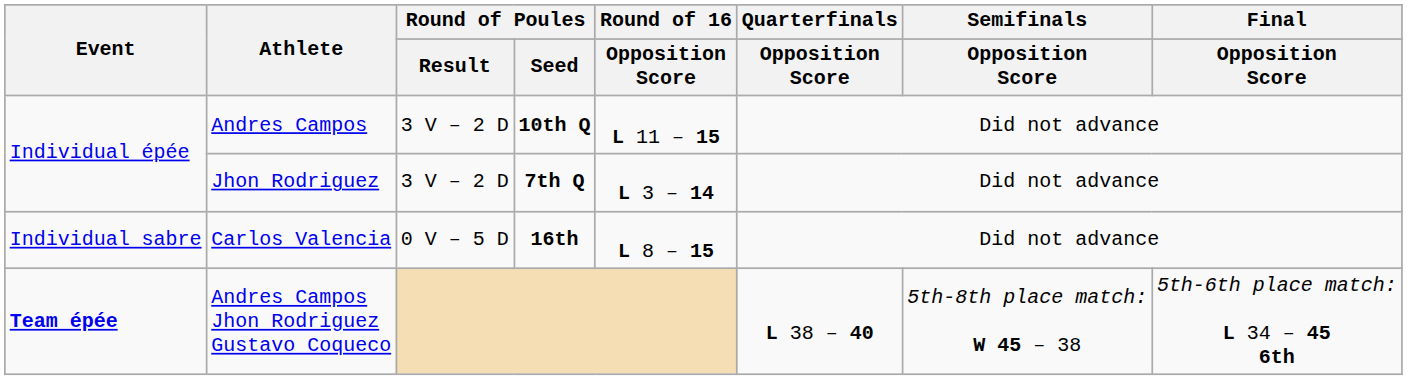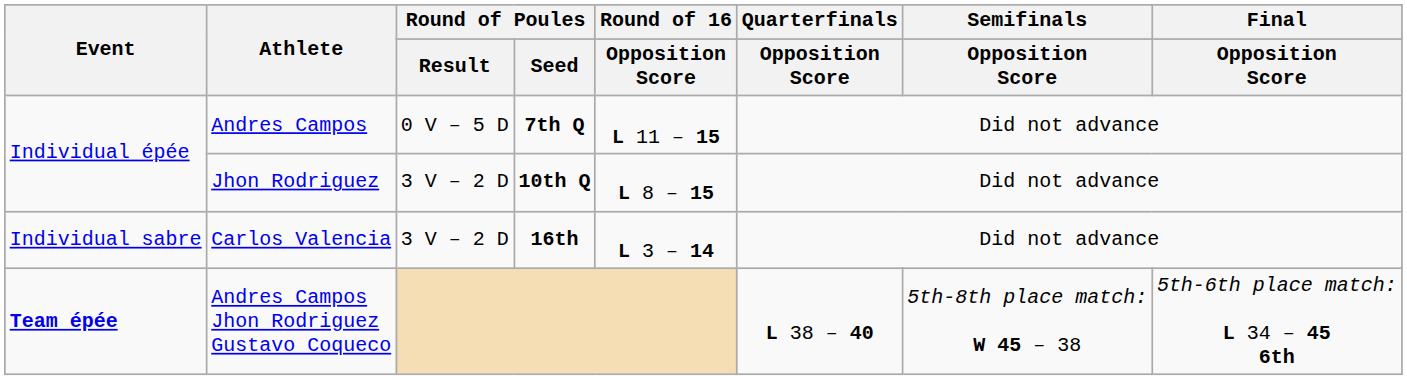(455, 124) 3 V – 2 D -> (455, 124) 0 V – 5 D
(554, 124) 10th Q -> (554, 124) 7th Q
(554, 182) 7th Q -> (554, 182) 10th Q
(666, 194) L 3 – 14 -> (666, 194) L 8 – 15
(455, 240) 0 V – 5 D -> (455, 240) 3 V – 2 D
(666, 252) L 8 – 15 -> (666, 252) L 3 – 14
